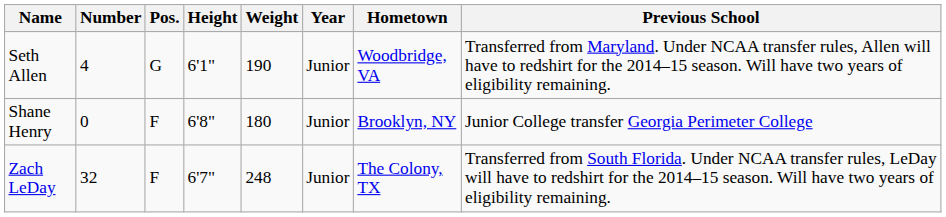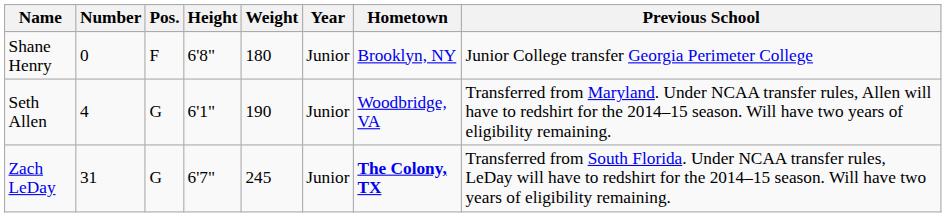rows swapped: (30, 121) <-> (28, 65)
(89, 178) 32 -> (89, 178) 31
(154, 178) F -> (156, 178) G
(258, 178) 248 -> (258, 178) 245
(400, 178) normal -> (402, 178) bold
